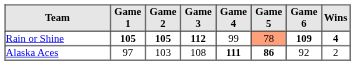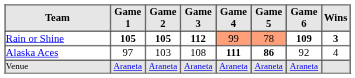(233, 38) no background -> (233, 38) lightsalmon background
(336, 38) 4 -> (336, 38) 3
(336, 53) 2 -> (336, 53) 4
+ row: (17, 66)
